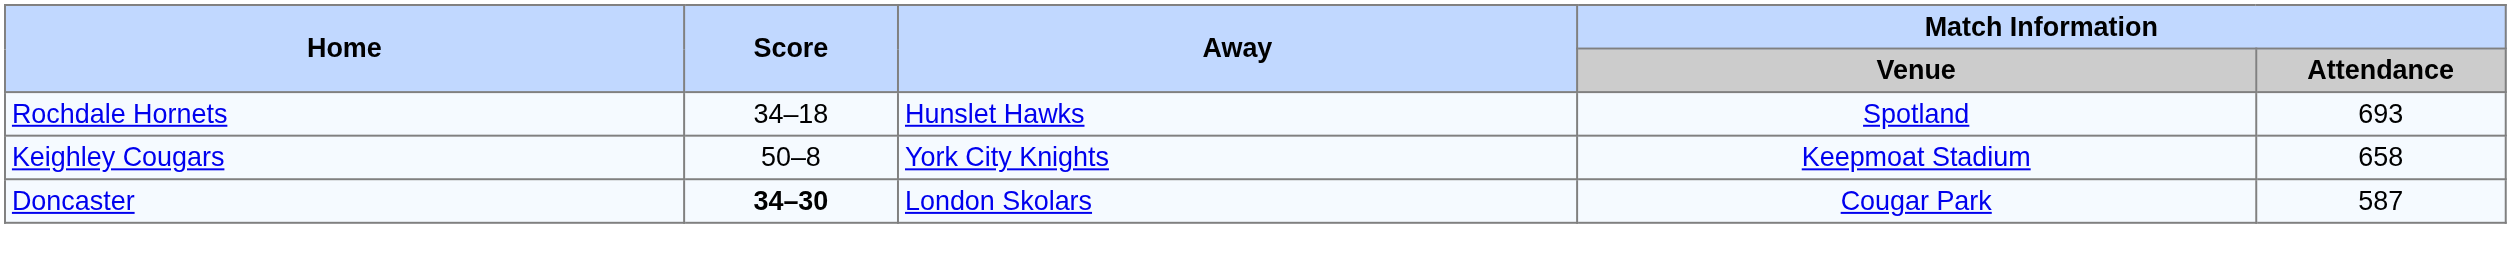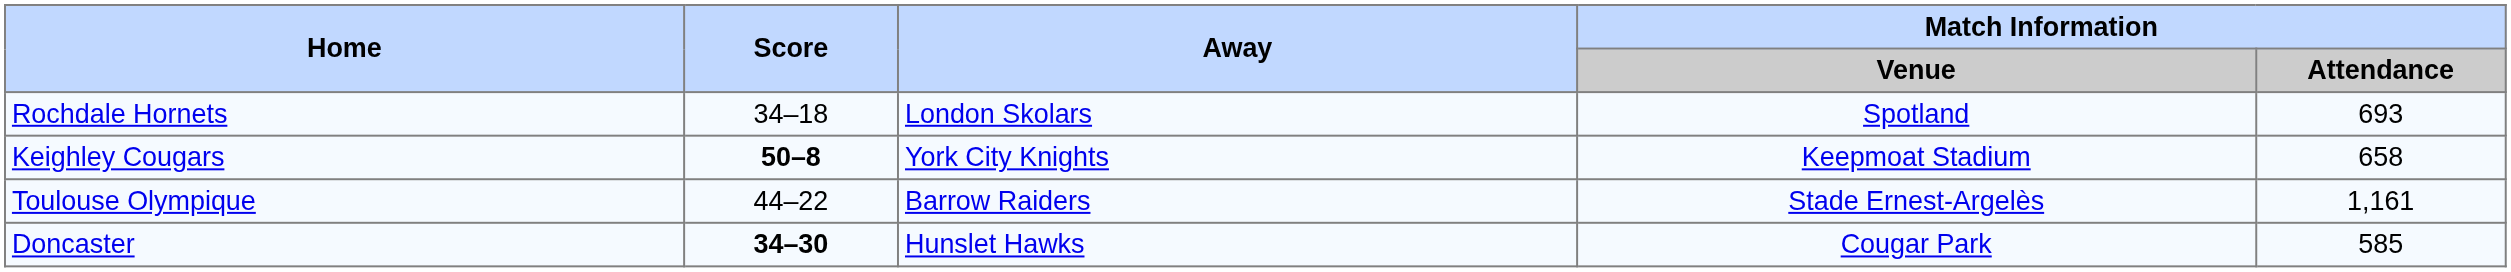(995, 114) Hunslet Hawks -> (999, 114) London Skolars
(791, 157) normal -> (791, 157) bold
+ row: (134, 201)
(999, 201) London Skolars -> (995, 245) Hunslet Hawks
(2381, 201) 587 -> (2381, 245) 585
